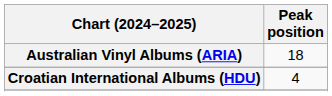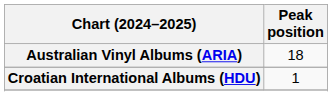(295, 78) 4 -> (295, 78) 1
